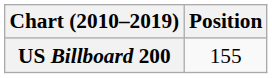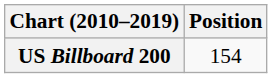(226, 55) 155 -> (226, 55) 154
